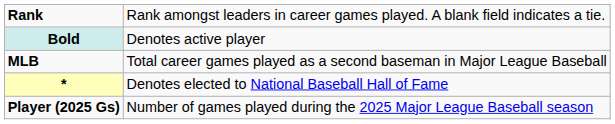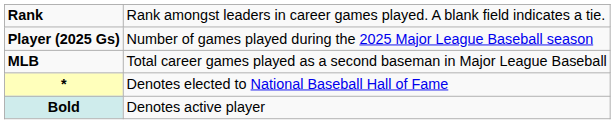rows swapped: (64, 107) <-> (64, 38)
